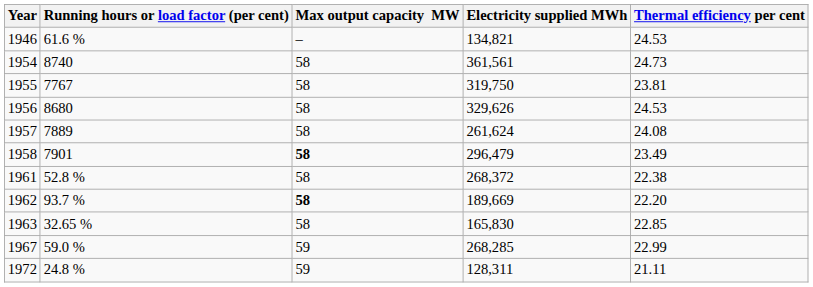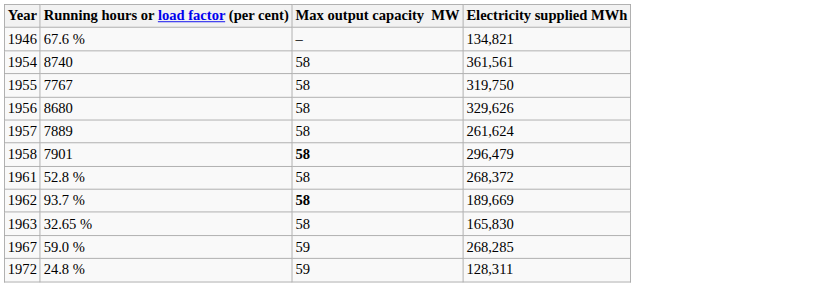- column: (719, 16)
(64, 39) 61.6 % -> (64, 39) 67.6 %
